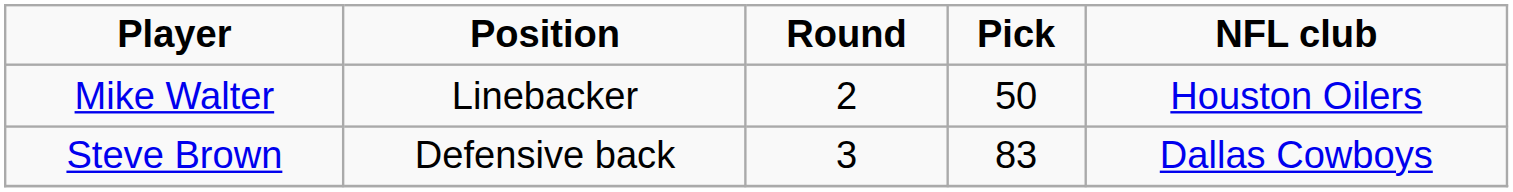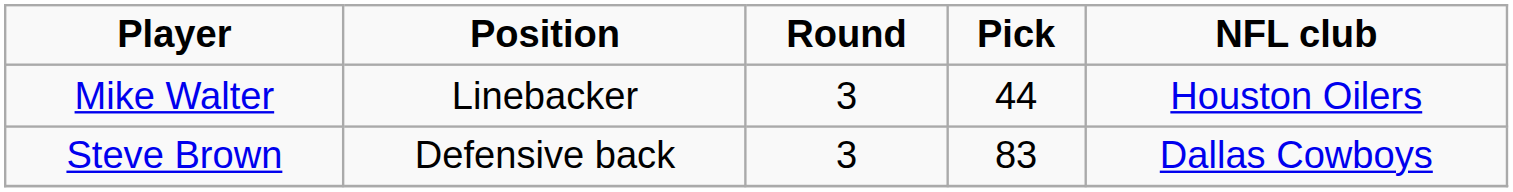(847, 95) 2 -> (847, 95) 3
(1016, 95) 50 -> (1016, 95) 44
